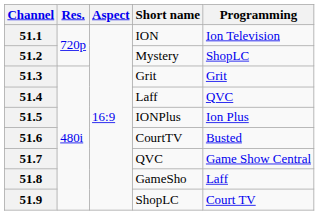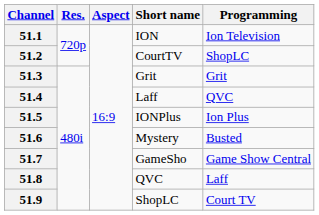(157, 55) Mystery -> (159, 55) CourtTV
(159, 138) CourtTV -> (157, 138) Mystery
(149, 158) QVC -> (161, 158) GameSho
(161, 179) GameSho -> (149, 179) QVC
